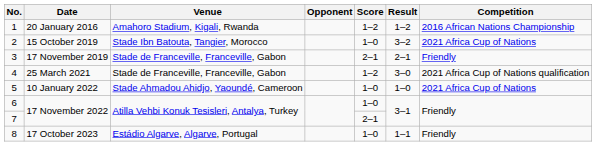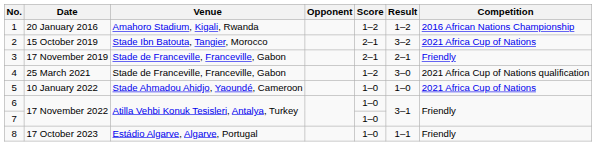(370, 42) 1–0 -> (370, 42) 2–1
(370, 118) 2–1 -> (370, 118) 1–0
